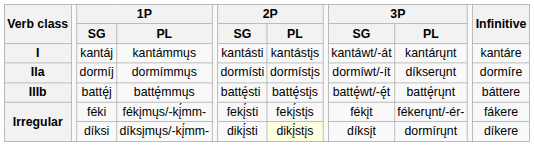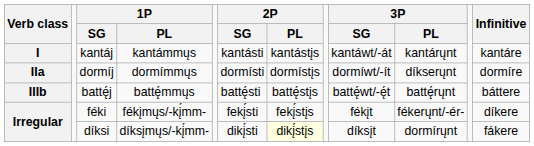(501, 111) fákere -> (501, 111) díkere
(501, 131) díkere -> (501, 131) fákere
